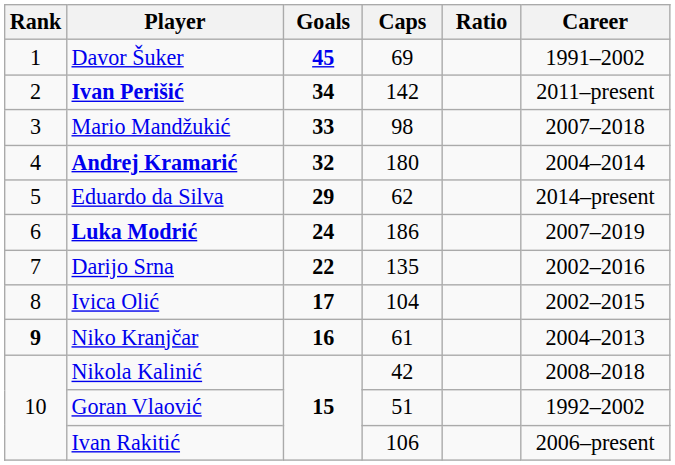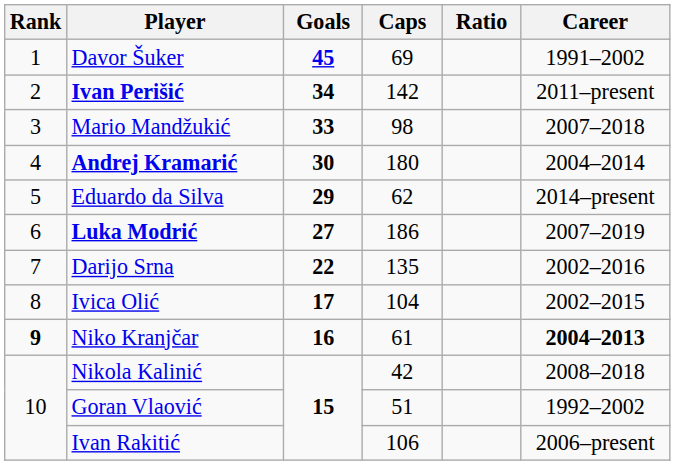(323, 162) 32 -> (323, 162) 30
(323, 232) 24 -> (323, 232) 27
(595, 337) normal -> (595, 337) bold
